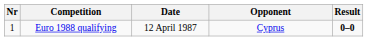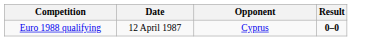- column: (12, 12)
